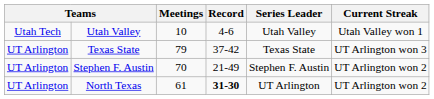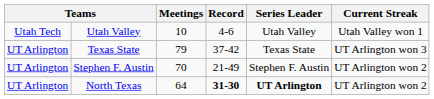(181, 85) 61 -> (181, 85) 64
(289, 85) normal -> (289, 85) bold
